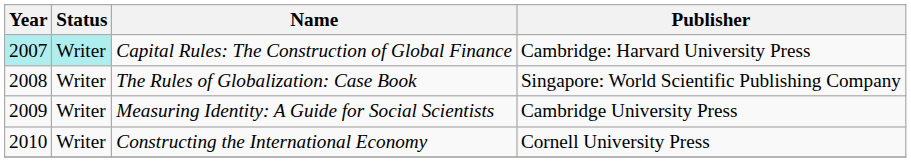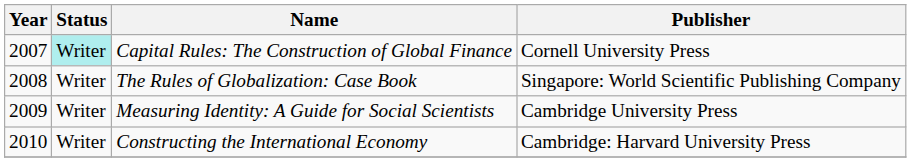(28, 50) paleturquoise background -> (28, 50) no background
(666, 50) Cambridge: Harvard University Press -> (615, 50) Cornell University Press
(615, 141) Cornell University Press -> (666, 141) Cambridge: Harvard University Press
